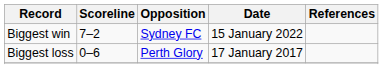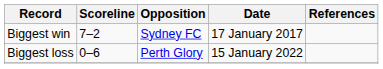(257, 33) 15 January 2022 -> (257, 33) 17 January 2017
(257, 53) 17 January 2017 -> (257, 53) 15 January 2022
